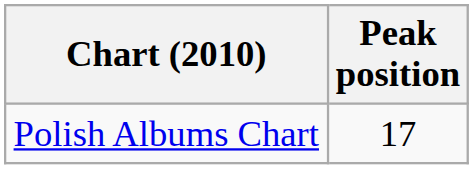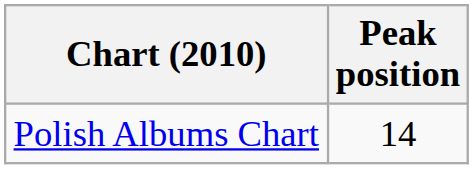(398, 132) 17 -> (398, 132) 14
